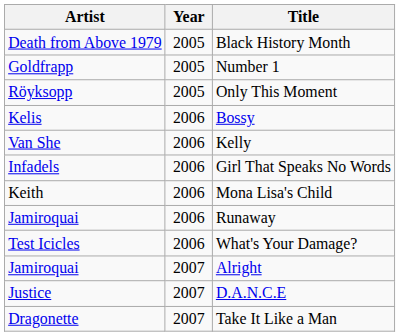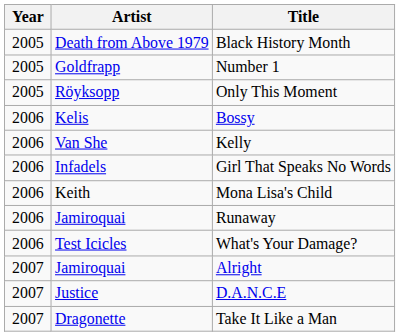columns swapped: (189, 17) <-> (85, 17)
